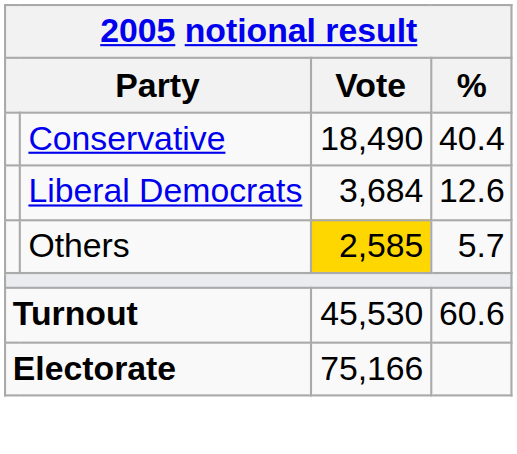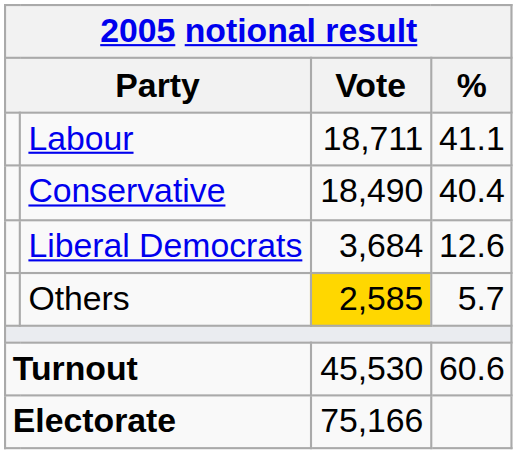+ row: (81, 138)
